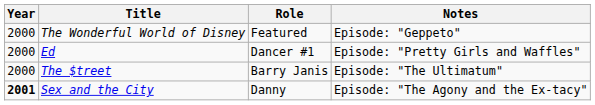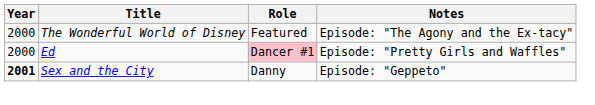(397, 33) Episode: "Geppeto" -> (447, 33) Episode: "The Agony and the Ex-tacy"
(283, 52) no background -> (283, 52) pink background
- row: (76, 71)
(461, 90) Episode: "The Agony and the Ex-tacy" -> (383, 71) Episode: "Geppeto"
